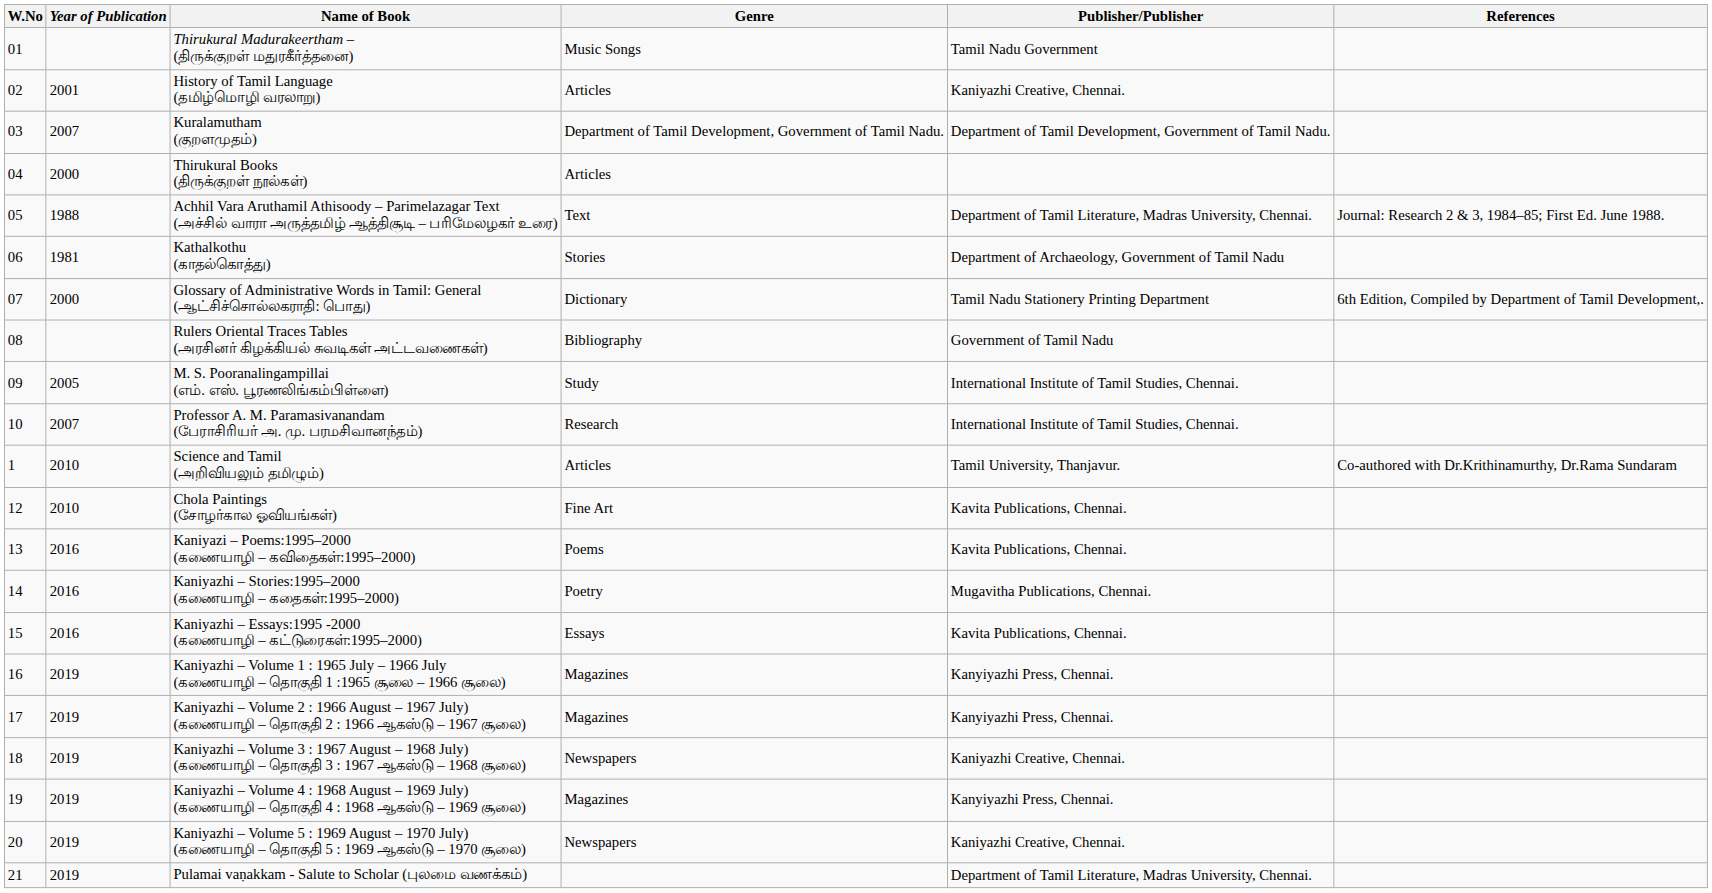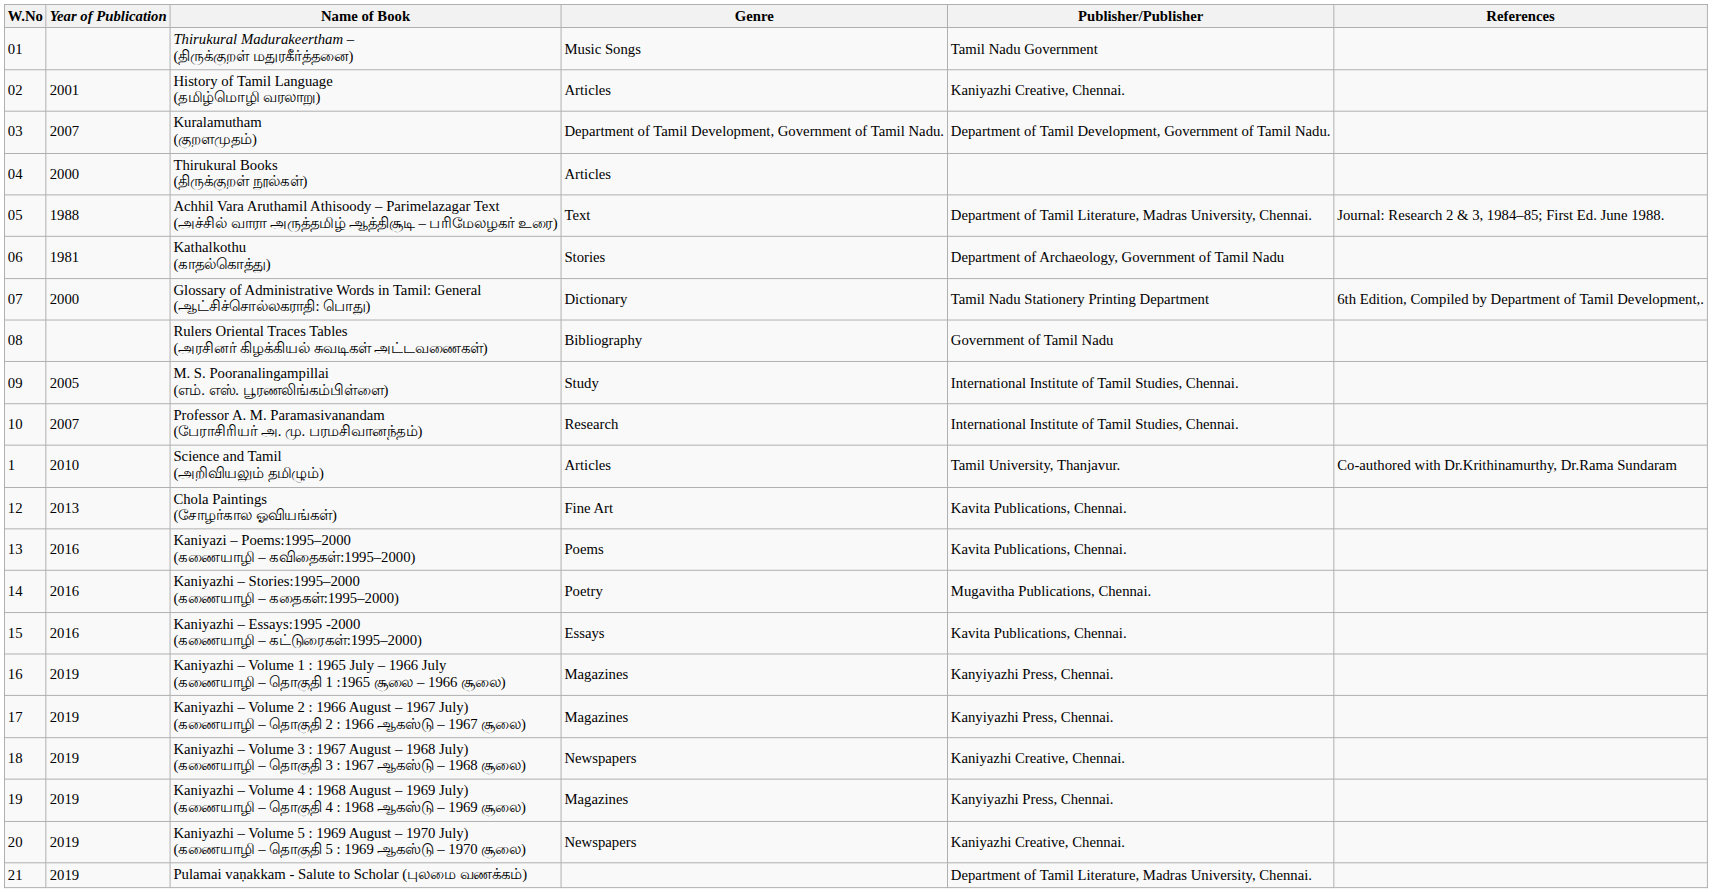(64, 507) 2010 -> (64, 507) 2013
